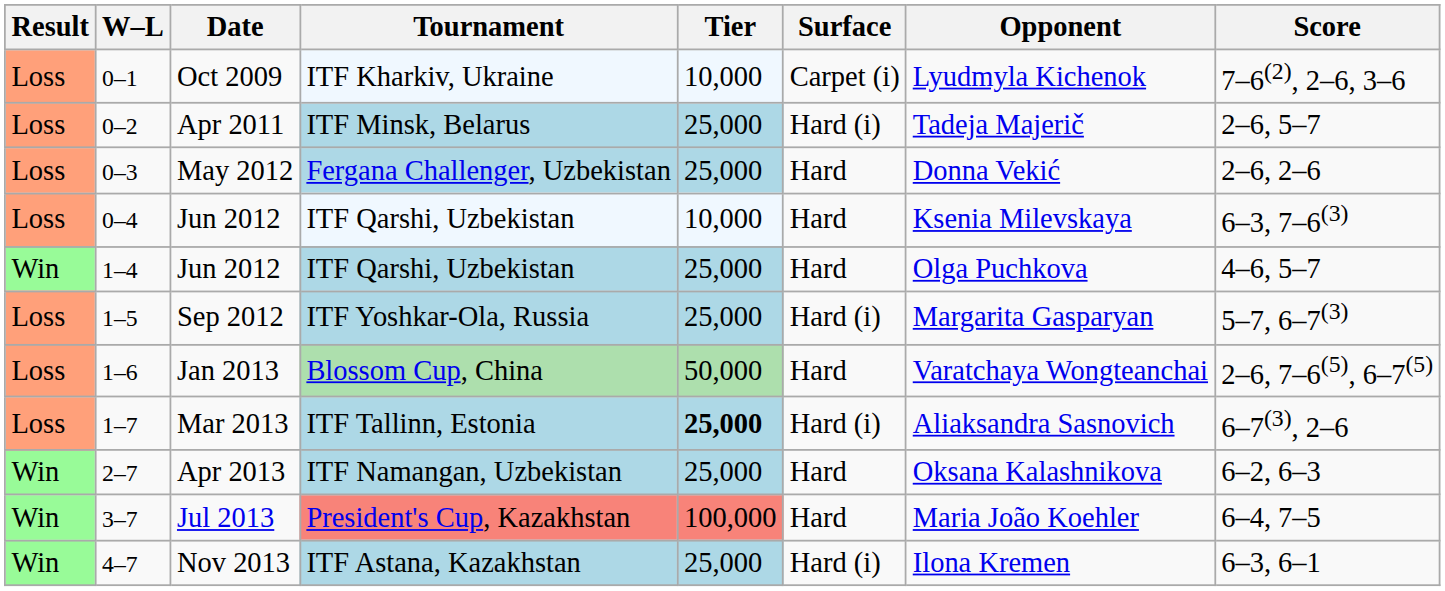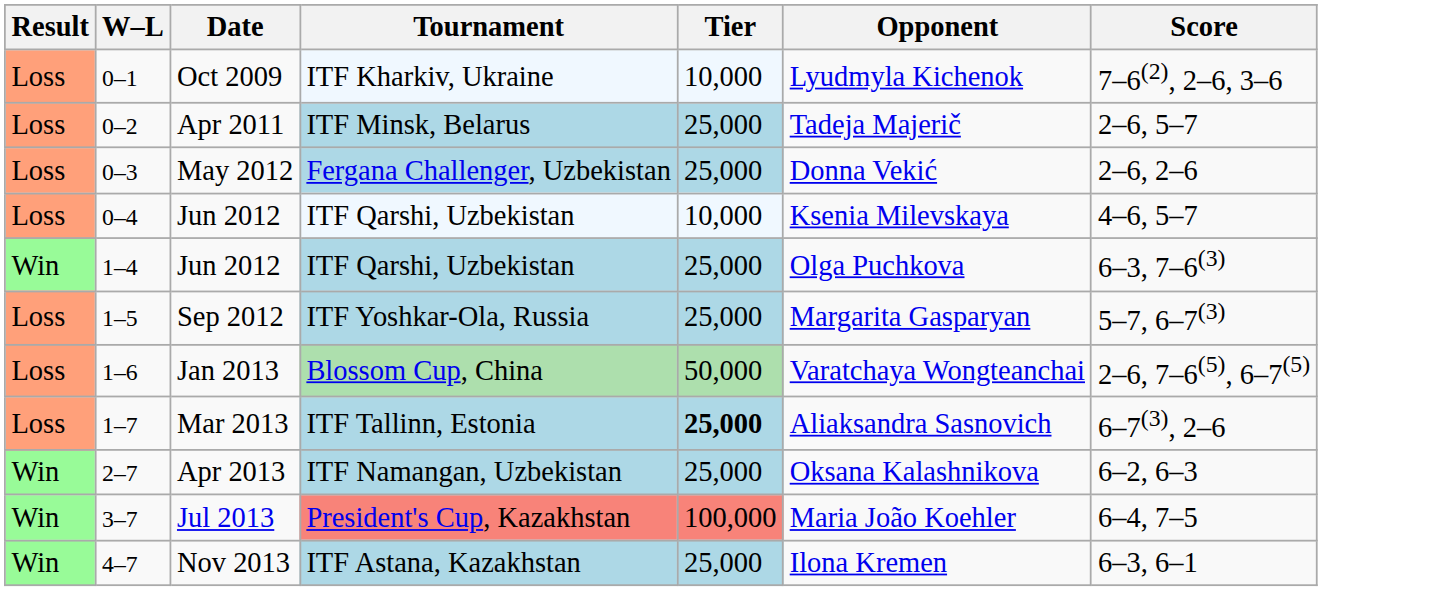- column: (845, 27)
(1285, 219) 6–3, 7–6(3) -> (1148, 215) 4–6, 5–7
(1271, 268) 4–6, 5–7 -> (1162, 264) 6–3, 7–6(3)
